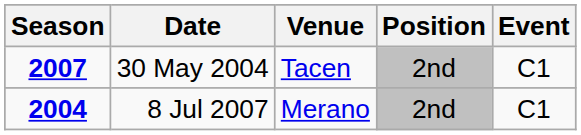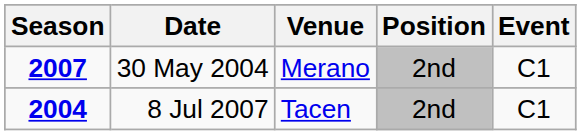(316, 67) Tacen -> (325, 67) Merano
(325, 109) Merano -> (316, 109) Tacen
